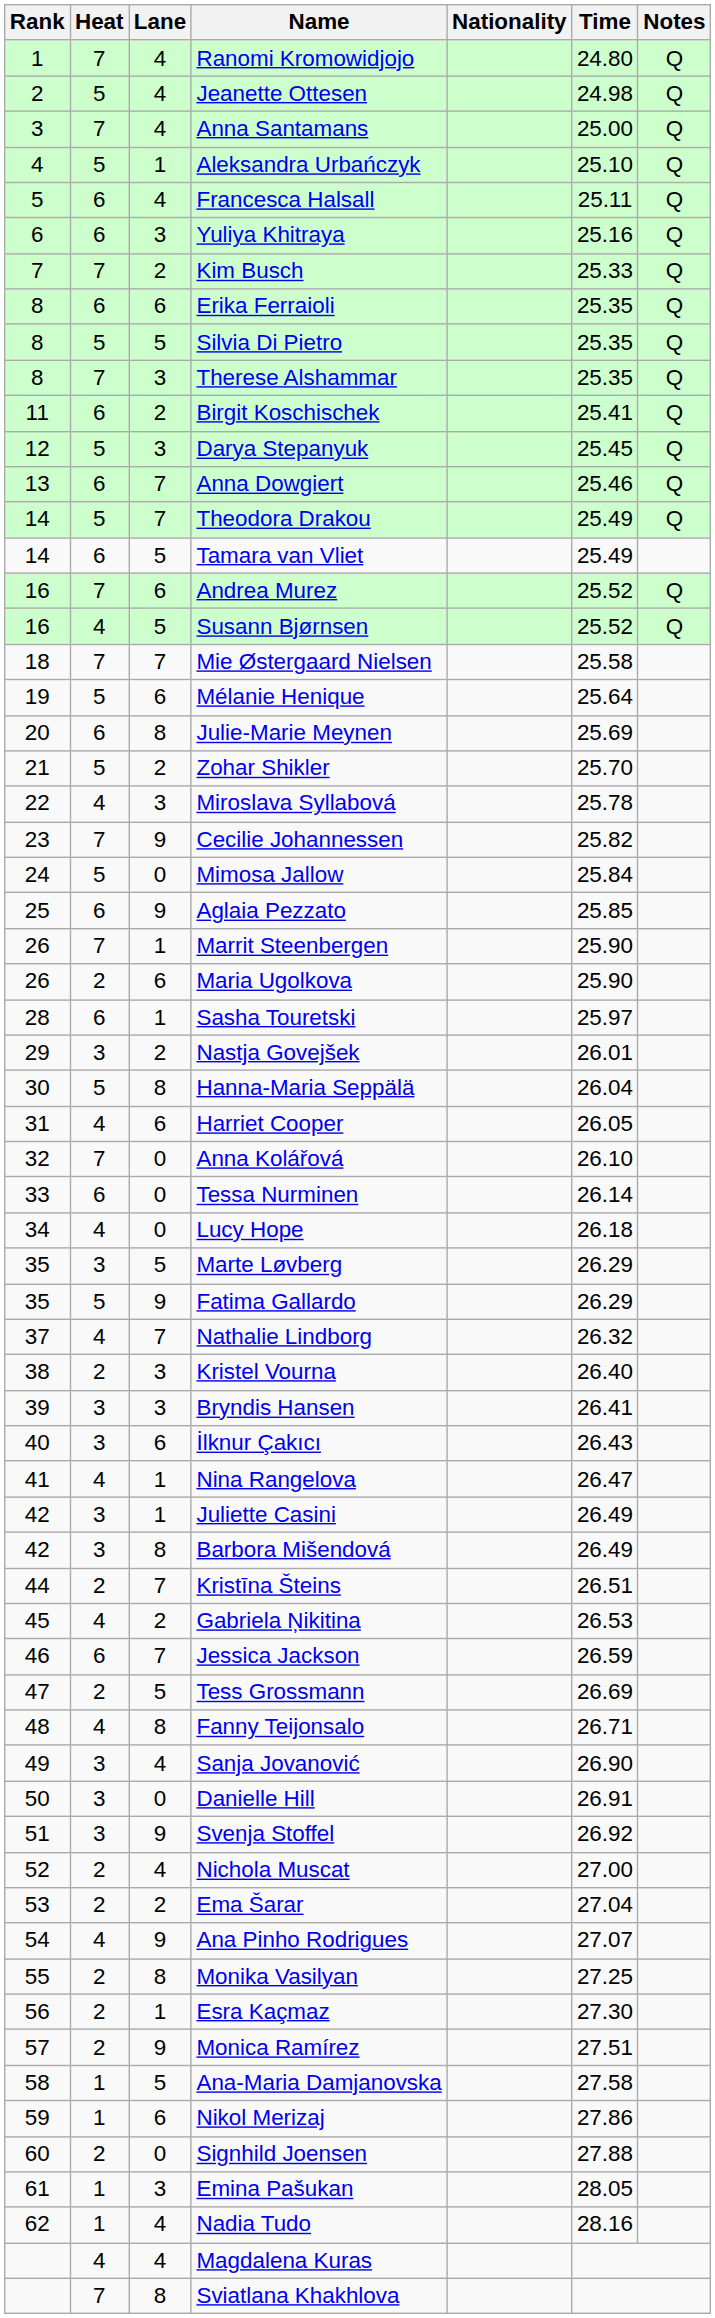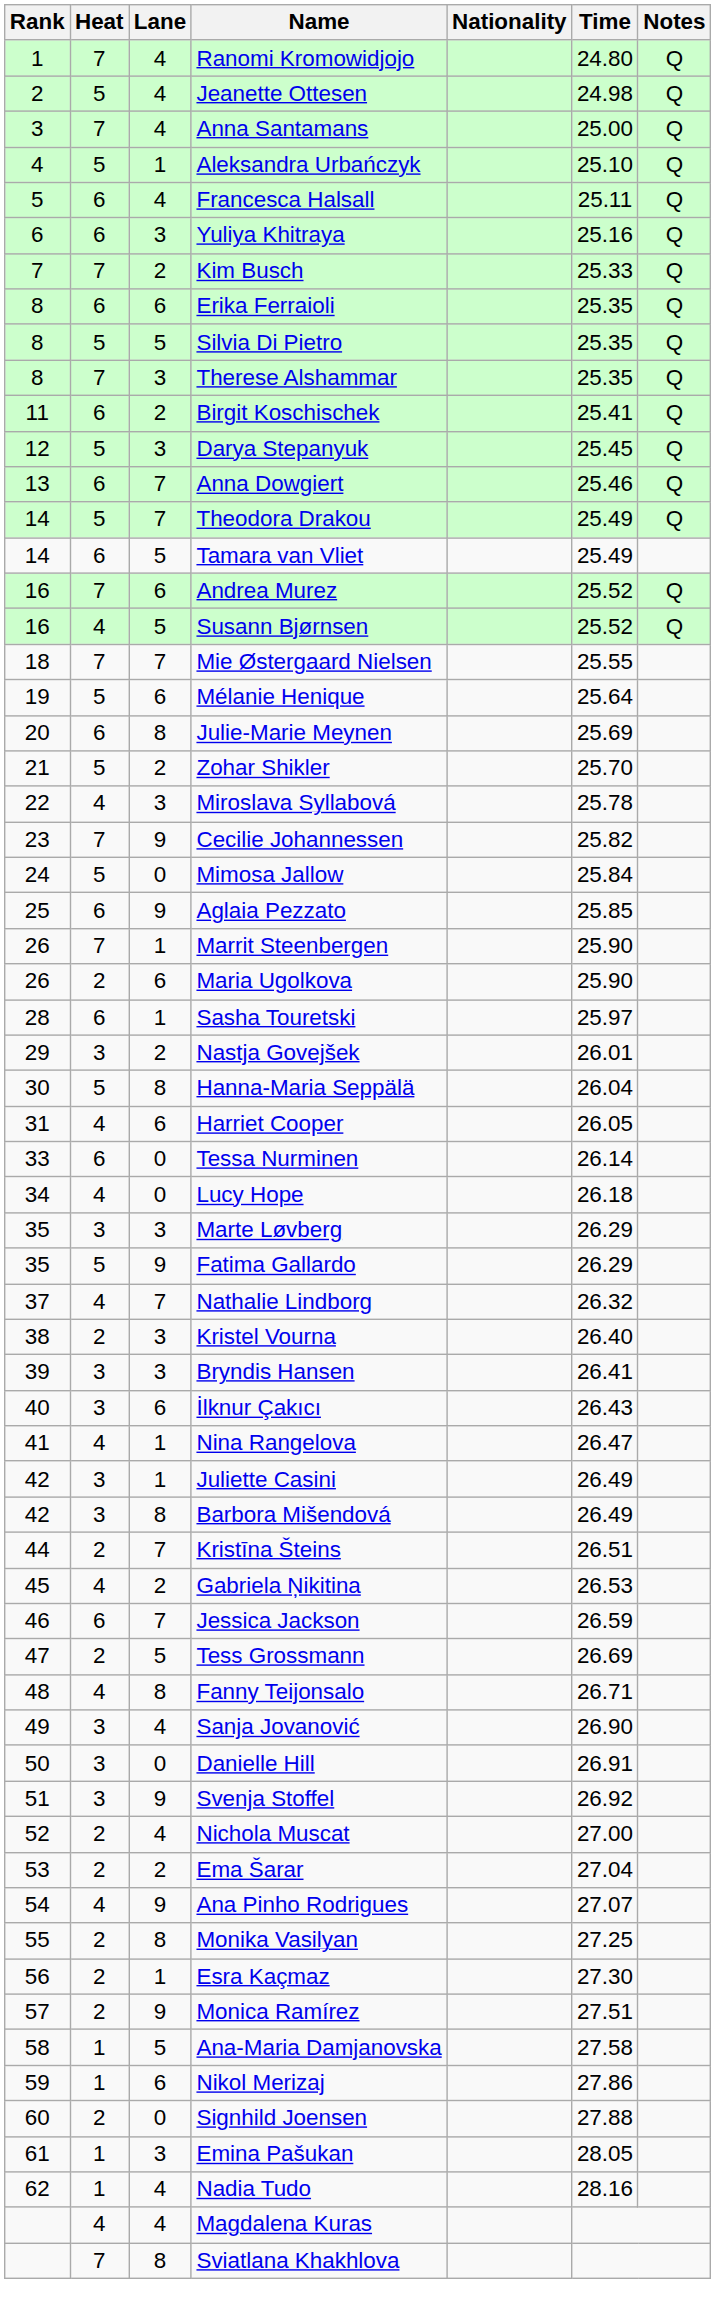(605, 661) 25.58 -> (605, 661) 25.55
- row: (270, 1159)
(160, 1265) 5 -> (160, 1230) 3
